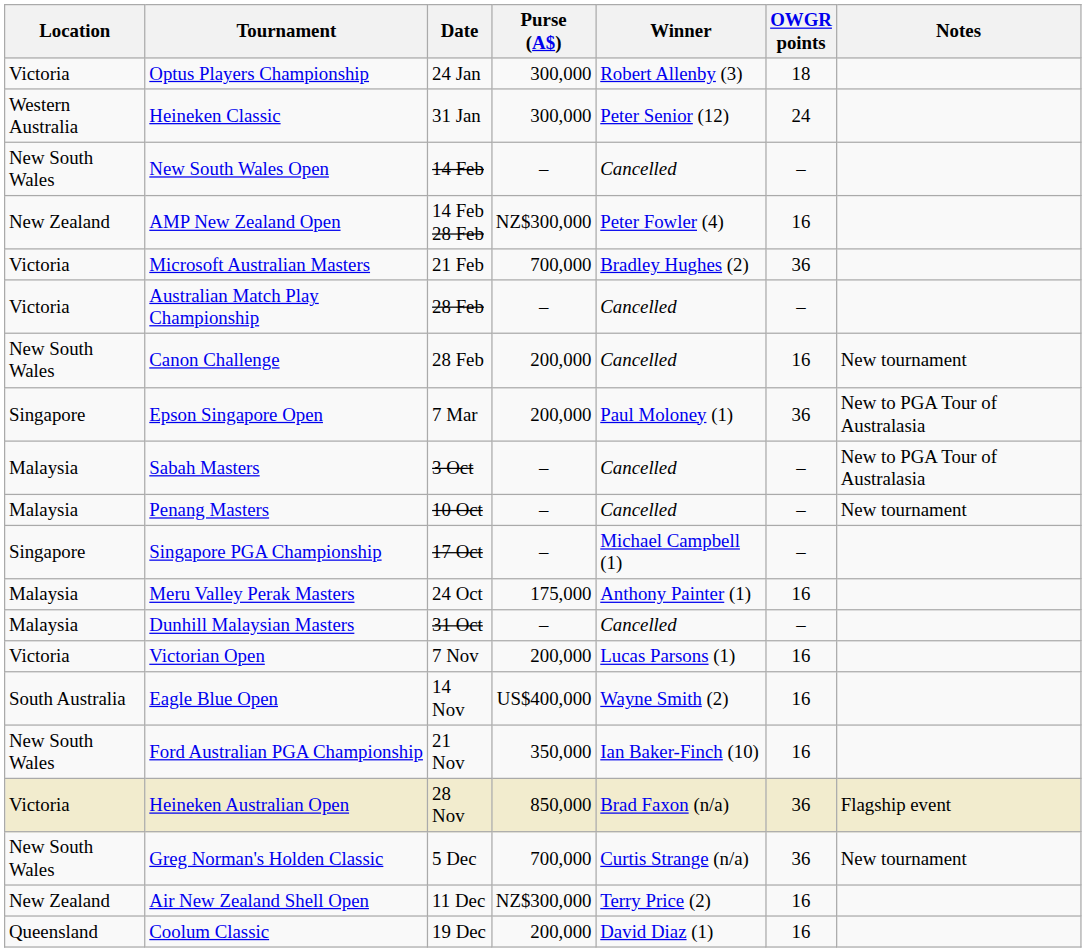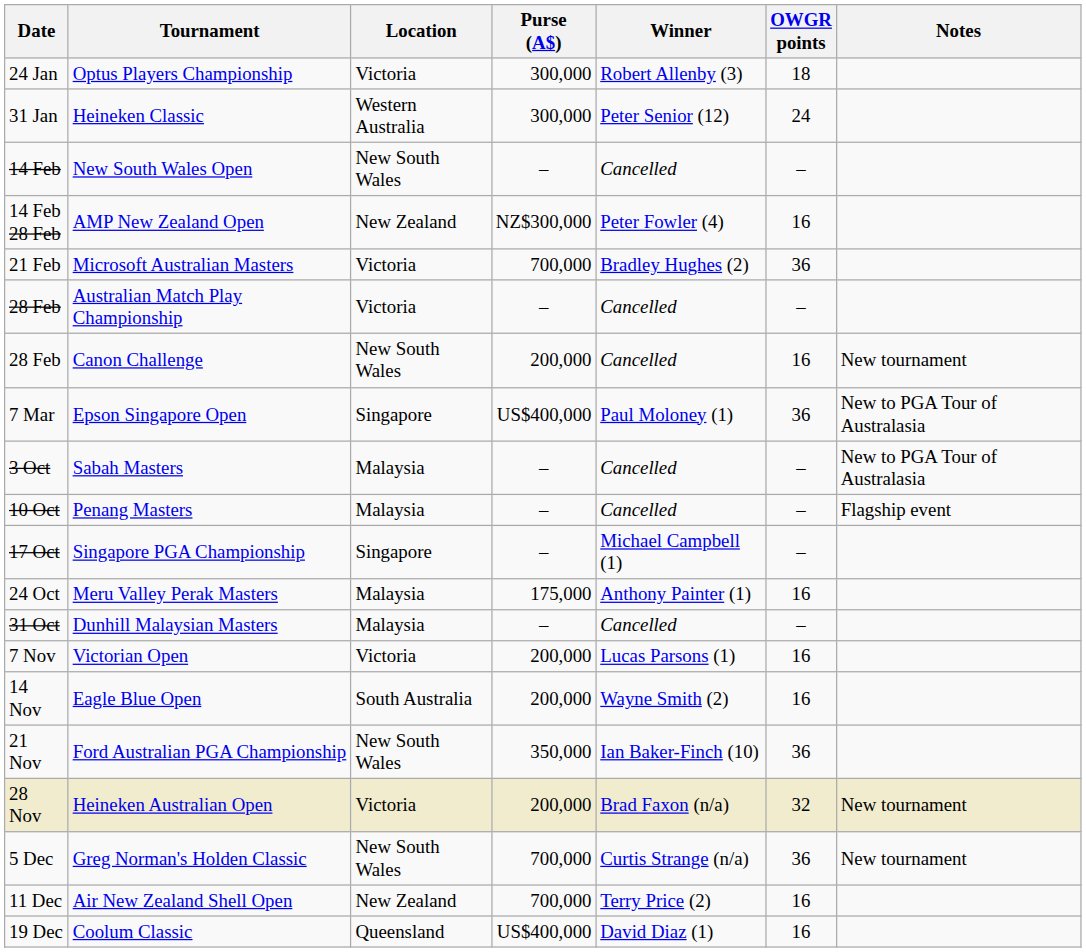columns swapped: (460, 31) <-> (75, 31)
(561, 413) 200,000 -> (544, 413) US$400,000
(904, 509) New tournament -> (896, 509) Flagship event
(544, 698) US$400,000 -> (561, 698) 200,000
(801, 751) 16 -> (801, 751) 36
(561, 805) 850,000 -> (561, 805) 200,000
(801, 805) 36 -> (801, 805) 32
(896, 805) Flagship event -> (904, 805) New tournament
(544, 900) NZ$300,000 -> (561, 900) 700,000
(561, 931) 200,000 -> (544, 931) US$400,000
